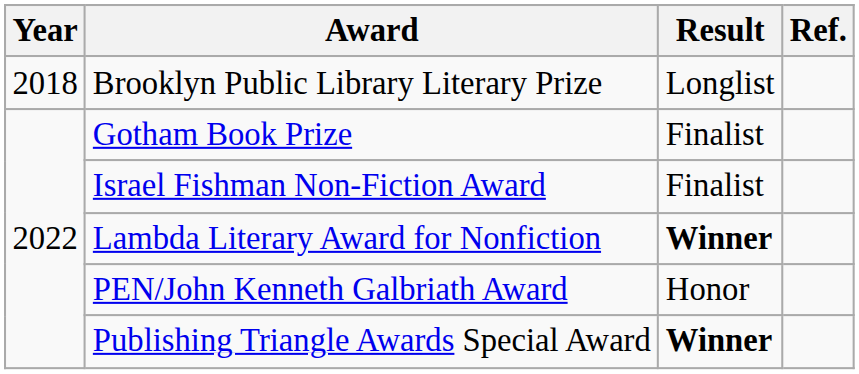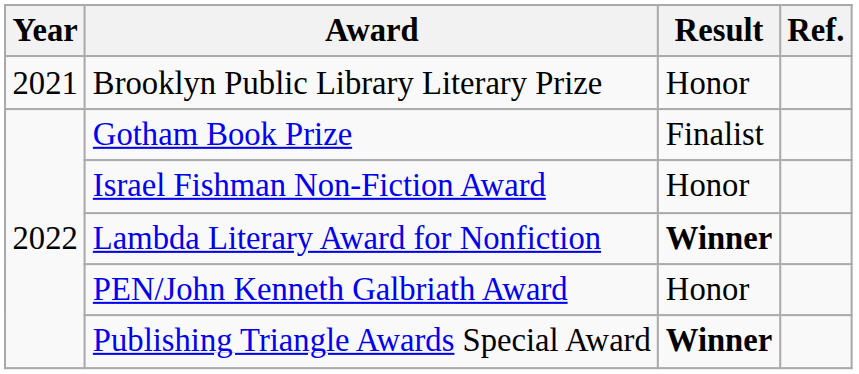(45, 82) 2018 -> (45, 82) 2021
(720, 82) Longlist -> (708, 82) Honor
(715, 185) Finalist -> (708, 185) Honor
